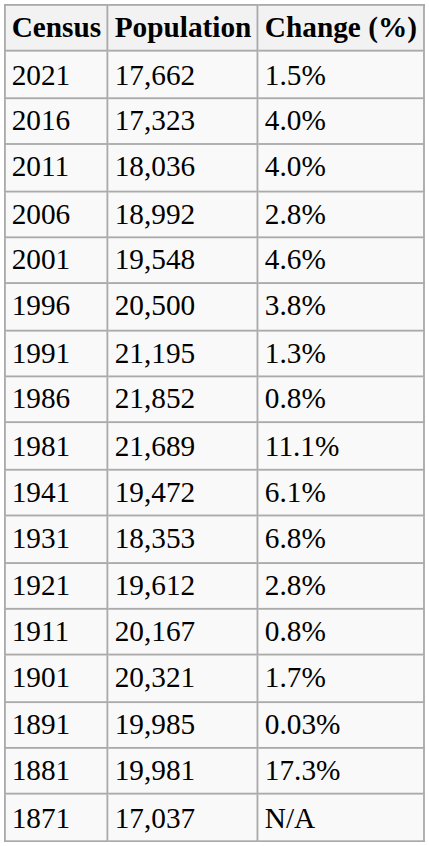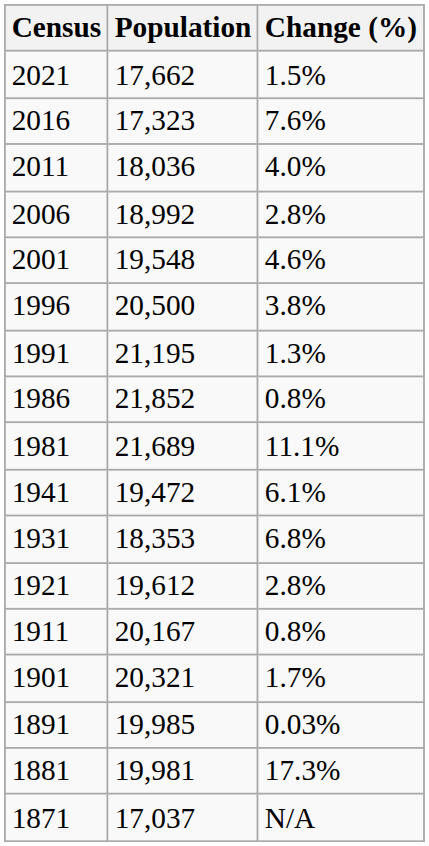(295, 120) 4.0% -> (295, 120) 7.6%
